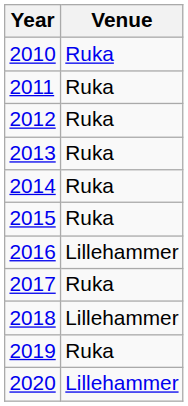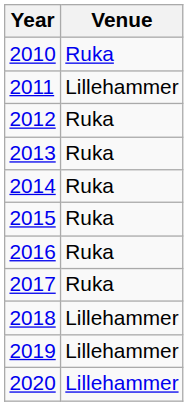(90, 86) Ruka -> (122, 86) Lillehammer
(122, 251) Lillehammer -> (90, 251) Ruka
(90, 350) Ruka -> (122, 350) Lillehammer
